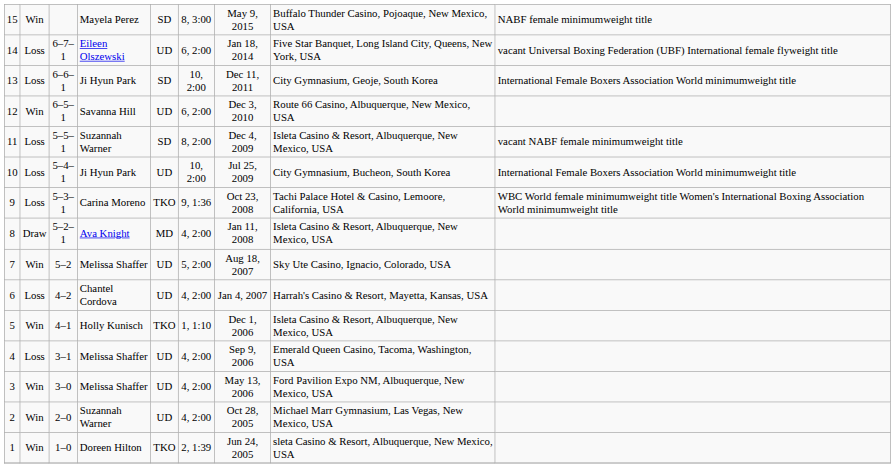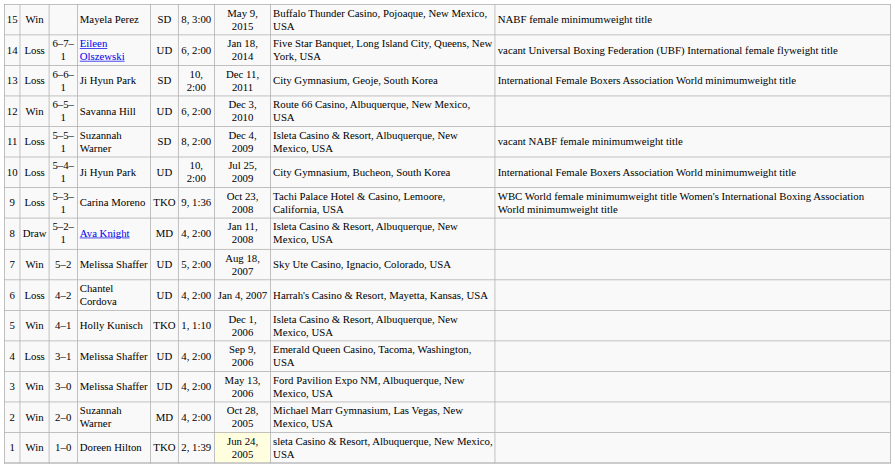(164, 417) UD -> (164, 417) MD
(243, 448) no background -> (243, 448) lightyellow background
